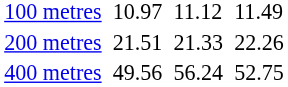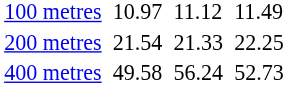(138, 42) 21.51 -> (138, 42) 21.54
(259, 42) 22.26 -> (259, 42) 22.25
(138, 73) 49.56 -> (138, 73) 49.58
(259, 73) 52.75 -> (259, 73) 52.73
